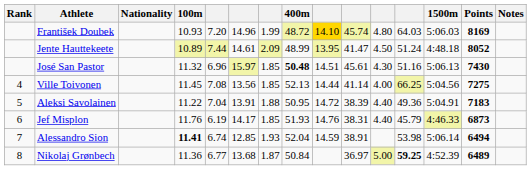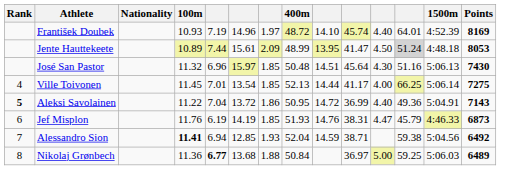- column: (511, 13)
(217, 31) 7.20 -> (217, 31) 7.19
(270, 31) 1.99 -> (270, 31) 1.97
(327, 31) gold background -> (327, 31) no background
(383, 31) 4.80 -> (383, 31) 4.40
(409, 31) 64.03 -> (409, 31) 64.01
(443, 31) 5:06.03 -> (443, 31) 4:52.39
(244, 49) 14.61 -> (244, 49) 15.61
(409, 49) no background -> (409, 49) lightgrey background
(479, 49) 8052 -> (479, 49) 8053
(297, 66) bold -> (297, 66) normal
(356, 66) 45.61 -> (356, 66) 45.64
(217, 84) 7.08 -> (217, 84) 7.01
(244, 84) 13.56 -> (244, 84) 13.54
(356, 84) 41.14 -> (356, 84) 41.17
(443, 84) 5:04.56 -> (443, 84) 5:06.14
(19, 102) normal -> (19, 102) bold
(244, 102) 13.91 -> (244, 102) 13.72
(270, 102) 1.88 -> (270, 102) 1.86
(356, 102) 38.39 -> (356, 102) 36.99
(479, 102) 7183 -> (479, 102) 7143
(244, 120) 14.17 -> (244, 120) 14.19
(383, 120) 4.40 -> (383, 120) 4.47
(217, 138) 6.74 -> (217, 138) 6.94
(356, 138) 38.91 -> (356, 138) 38.71
(409, 138) 53.98 -> (409, 138) 59.38
(443, 138) 5:06.14 -> (443, 138) 5:04.56
(479, 138) 6494 -> (479, 138) 6492
(217, 155) normal -> (217, 155) bold
(270, 155) 1.87 -> (270, 155) 1.88
(409, 155) bold -> (409, 155) normal
(443, 155) 4:52.39 -> (443, 155) 5:06.03
